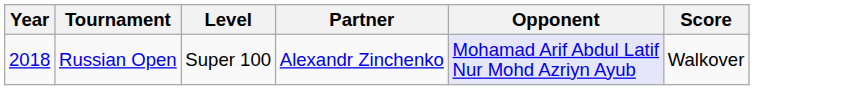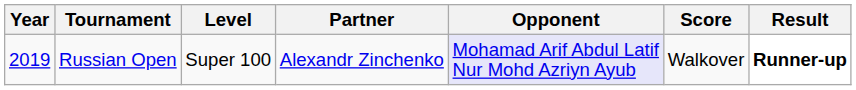+ column: (800, 20)
(30, 59) 2018 -> (30, 59) 2019
